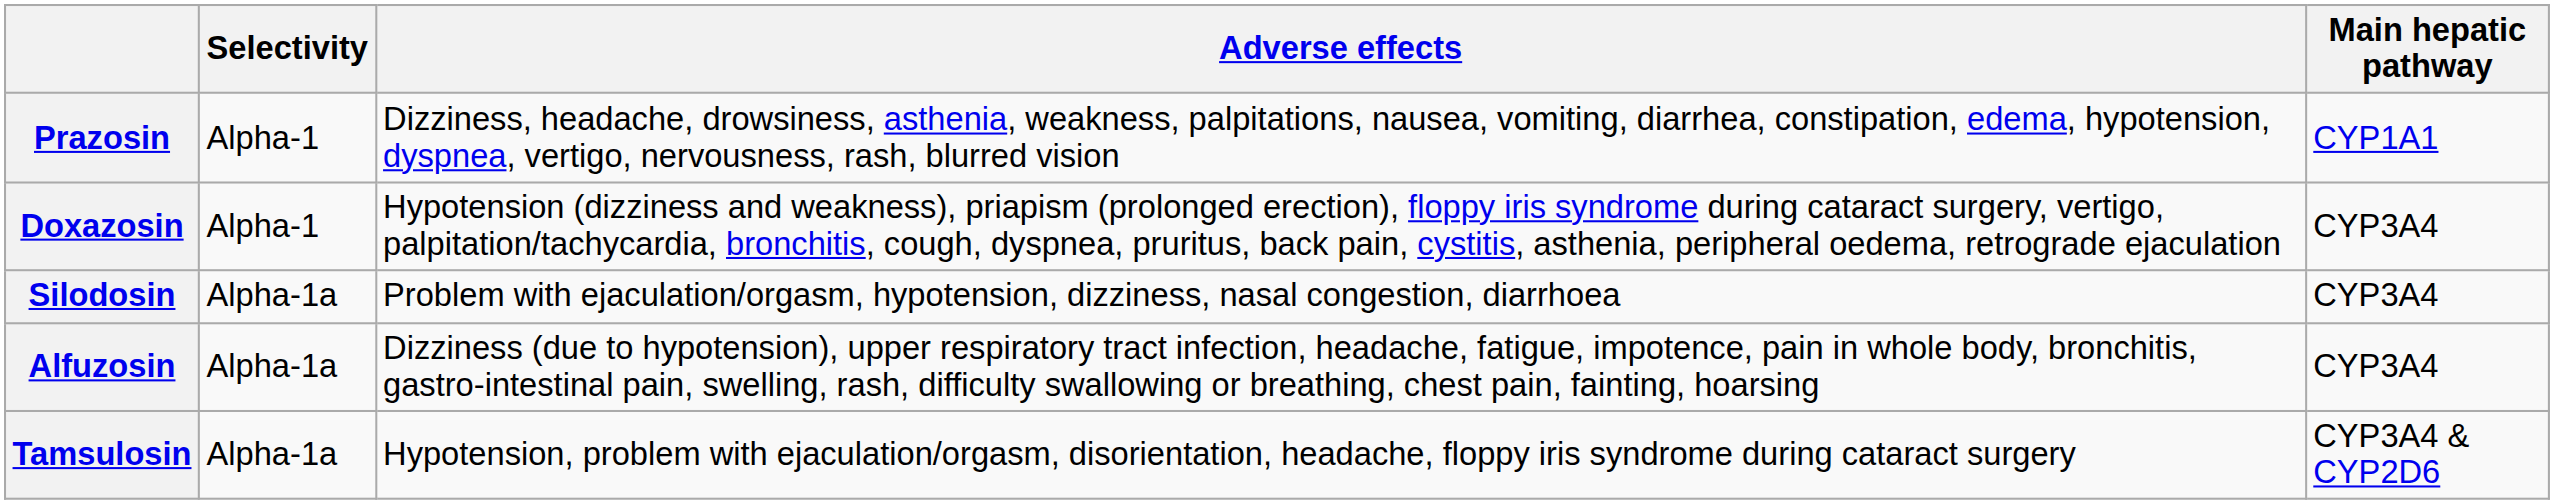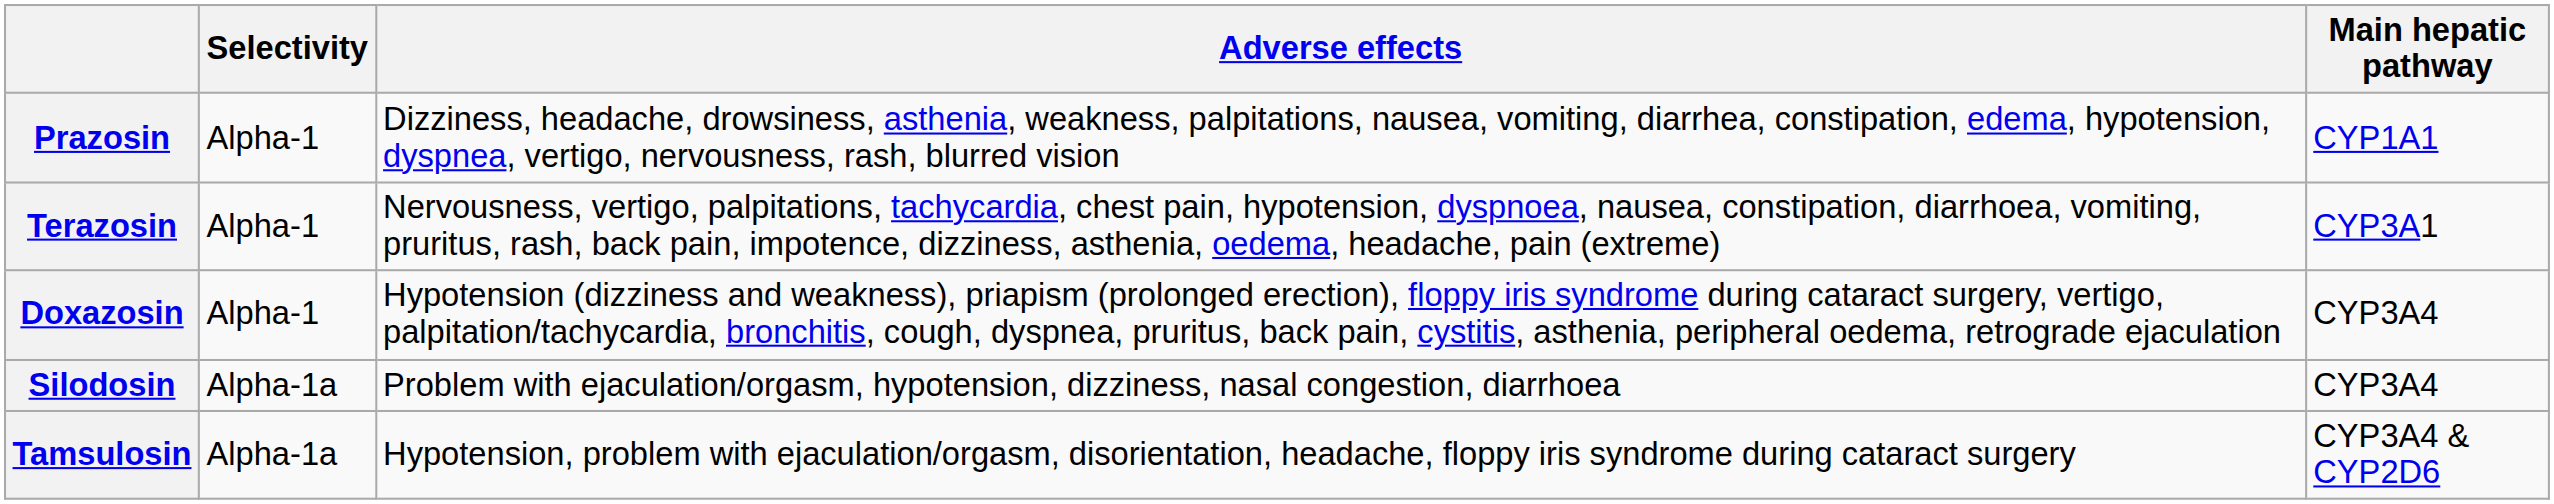+ row: (102, 225)
- row: (102, 365)
